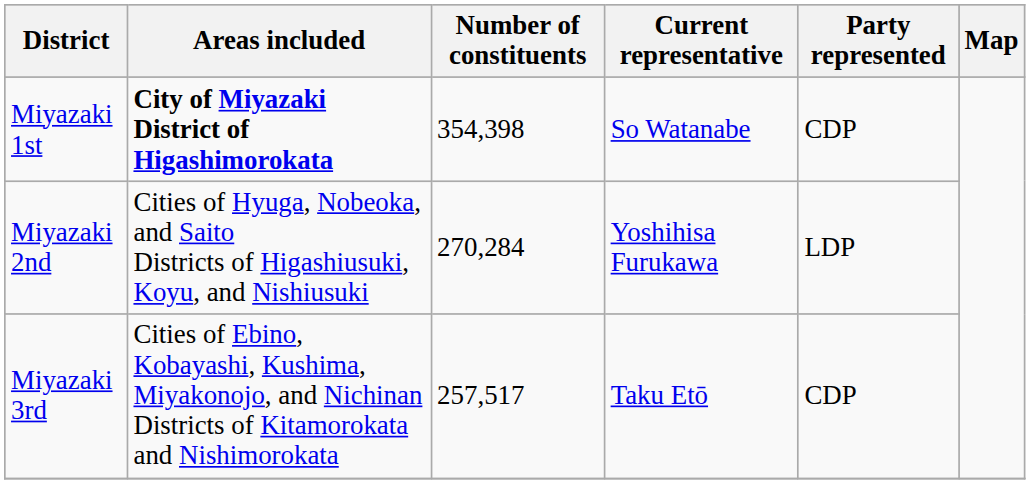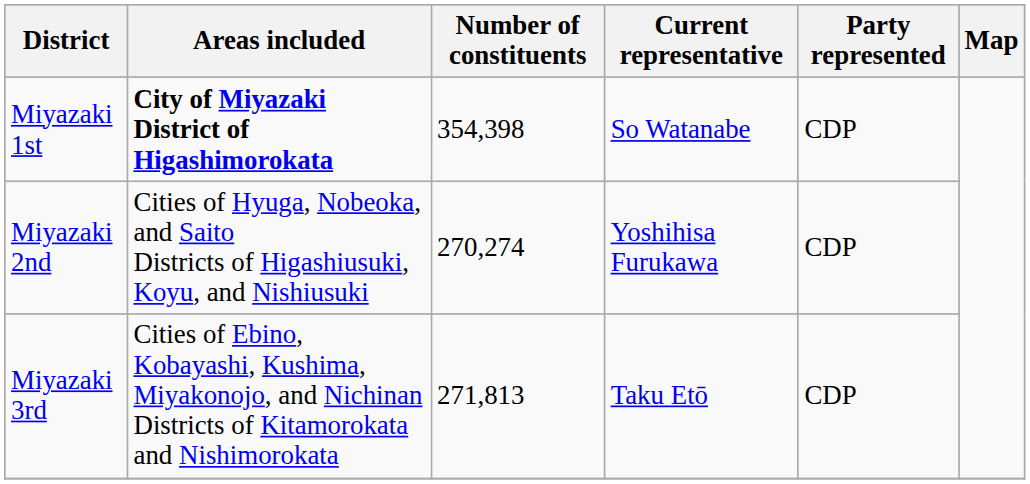(481, 247) 270,284 -> (481, 247) 270,274
(830, 247) LDP -> (831, 247) CDP
(481, 395) 257,517 -> (481, 395) 271,813
